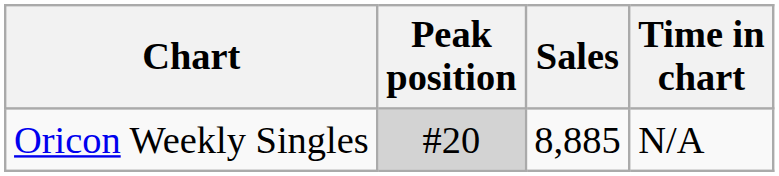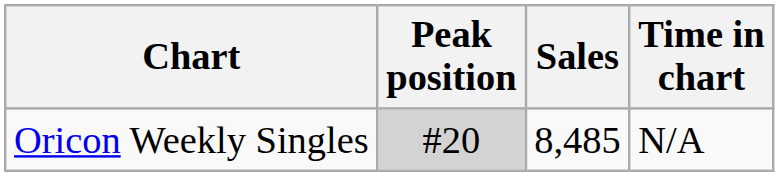(577, 139) 8,885 -> (577, 139) 8,485
